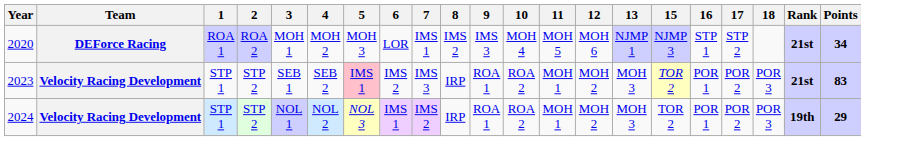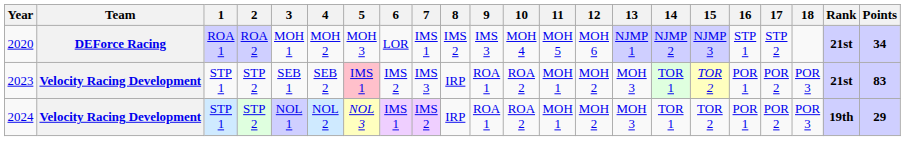+ column: (671, 14)
